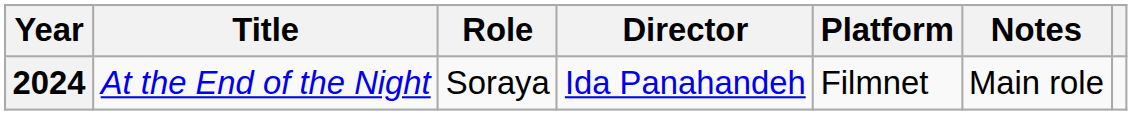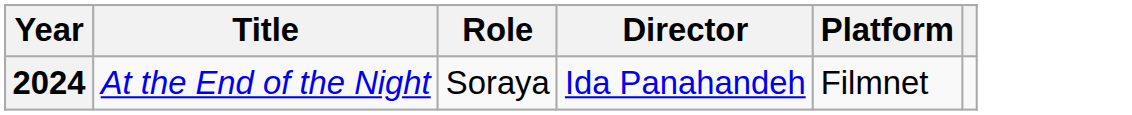- column: (1036, 30)
